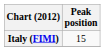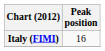(81, 38) 15 -> (81, 38) 16
